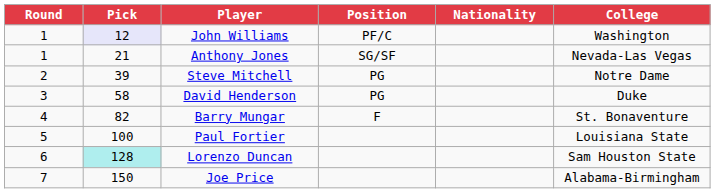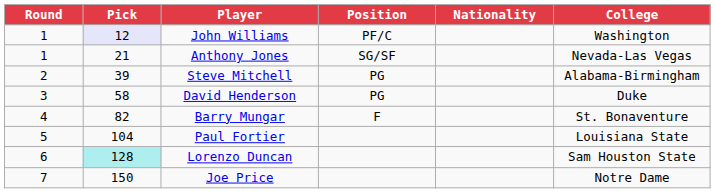(632, 76) Notre Dame -> (632, 76) Alabama-Birmingham
(122, 137) 100 -> (122, 137) 104
(632, 177) Alabama-Birmingham -> (632, 177) Notre Dame
